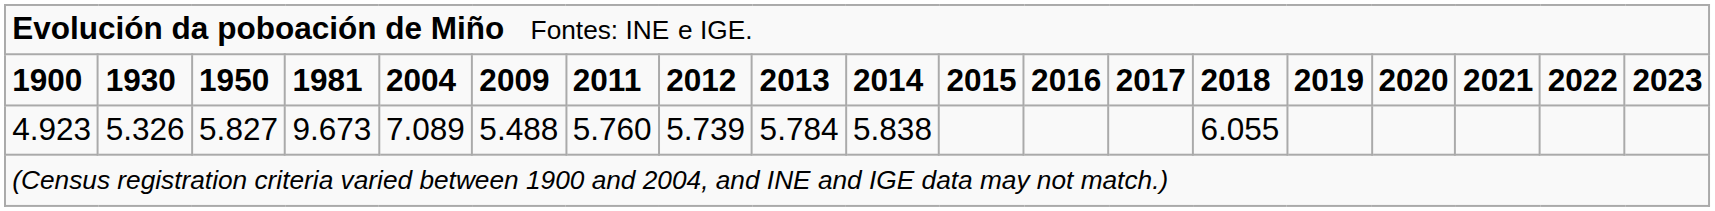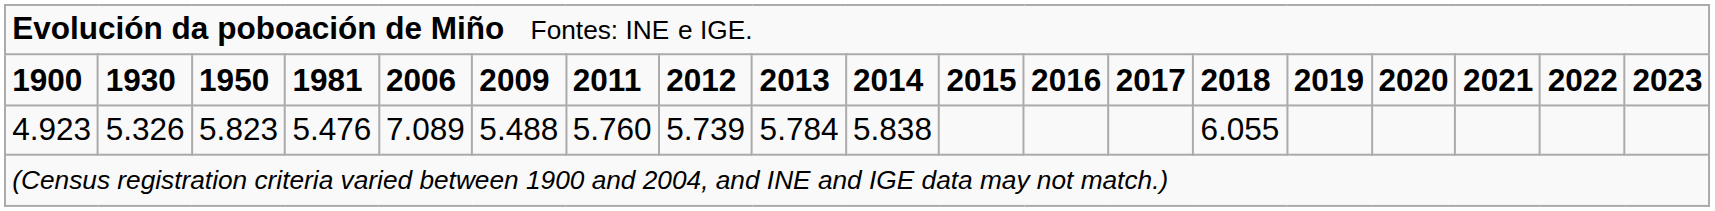(421, 79) 2004 -> (421, 79) 2006
(239, 129) 5.827 -> (239, 129) 5.823
(332, 129) 9.673 -> (332, 129) 5.476
